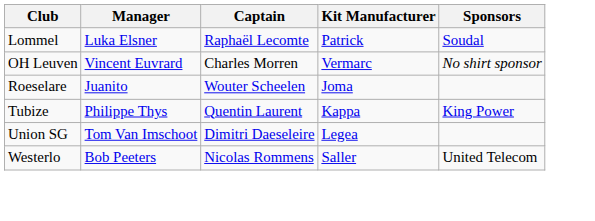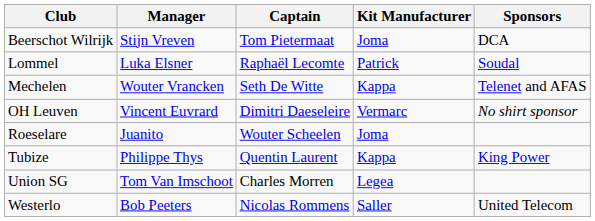+ row: (61, 39)
+ row: (37, 87)
(251, 63) Charles Morren -> (295, 110) Dimitri Daeseleire
(259, 134) Dimitri Daeseleire -> (287, 181) Charles Morren
